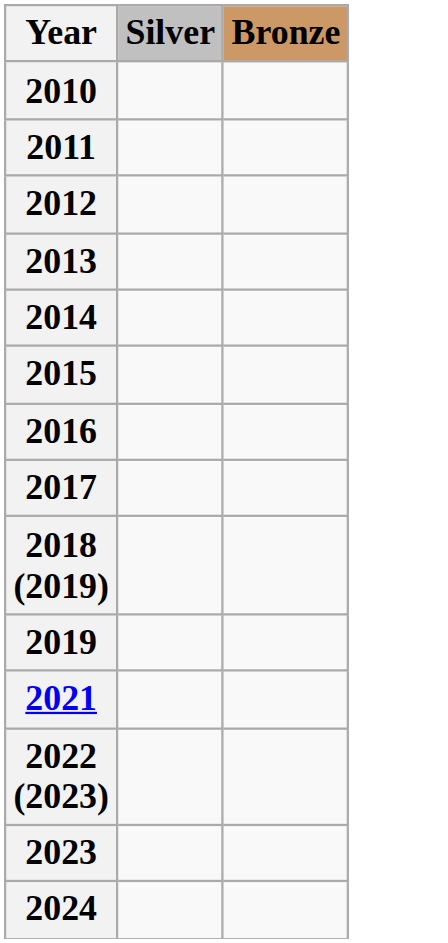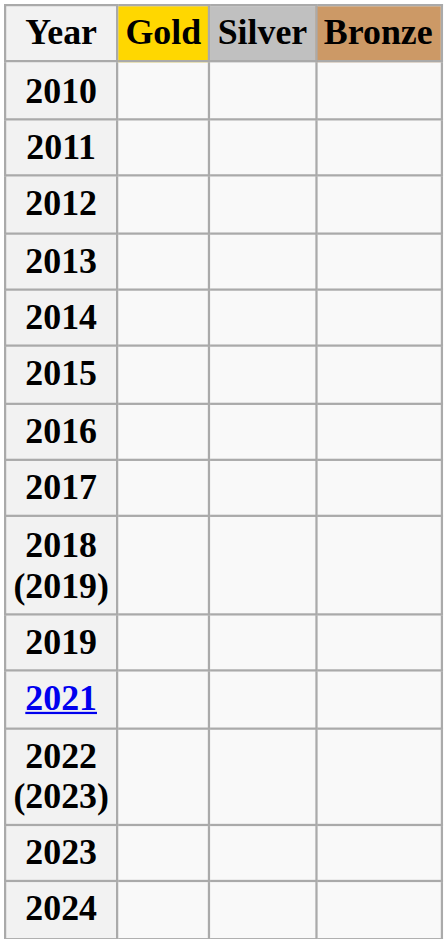+ column: (163, 32)
